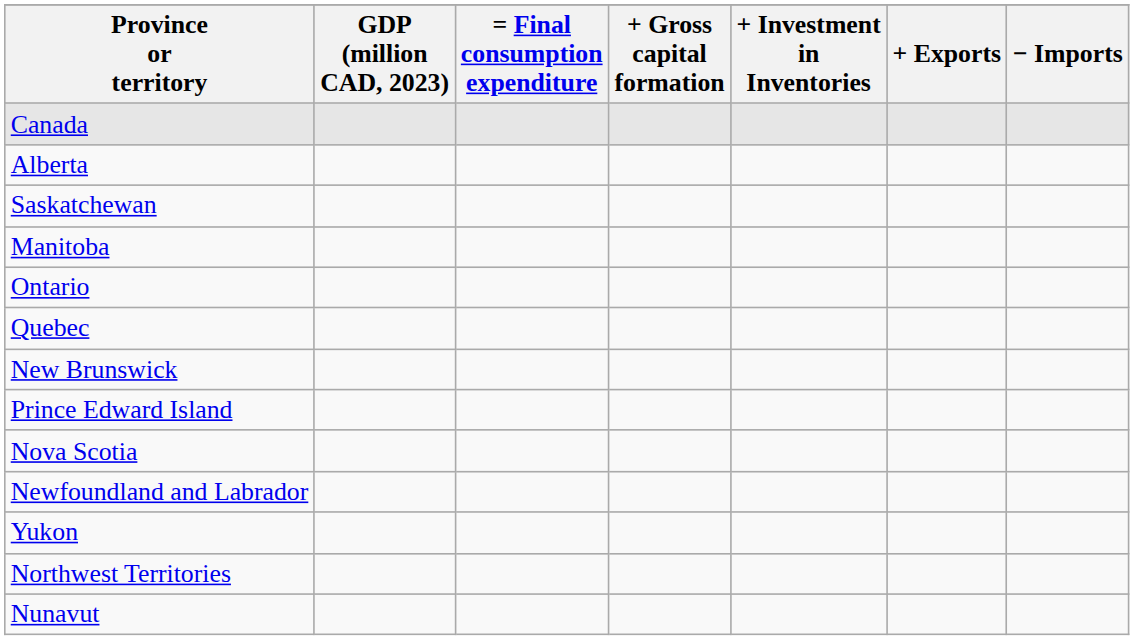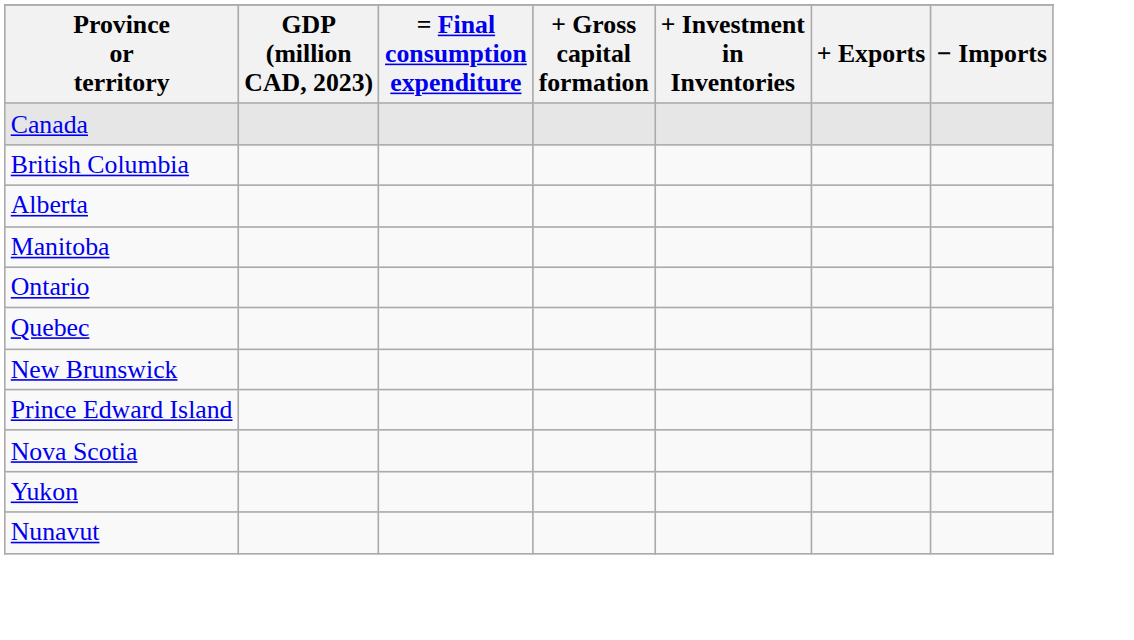+ row: (100, 164)
- row: (84, 205)
- row: (160, 491)
- row: (121, 573)
